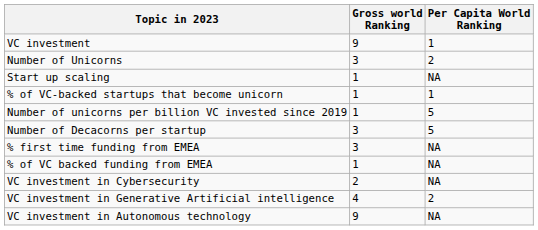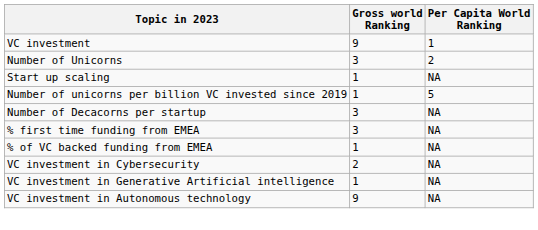- row: (145, 95)
(431, 130) 5 -> (434, 112) NA
(355, 199) 4 -> (355, 182) 1
(431, 199) 2 -> (434, 182) NA
